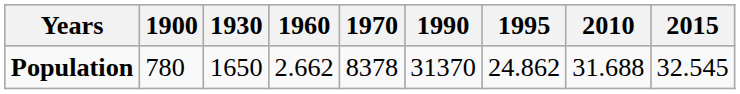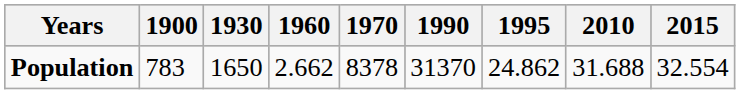(165, 66) 780 -> (165, 66) 783
(693, 66) 32.545 -> (693, 66) 32.554
